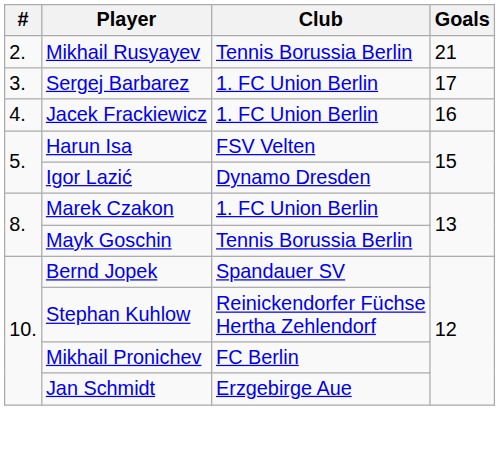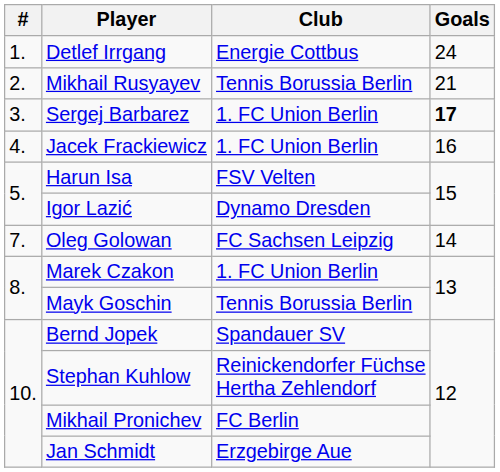+ row: (106, 51)
(446, 83) normal -> (446, 114) bold
+ row: (109, 240)
